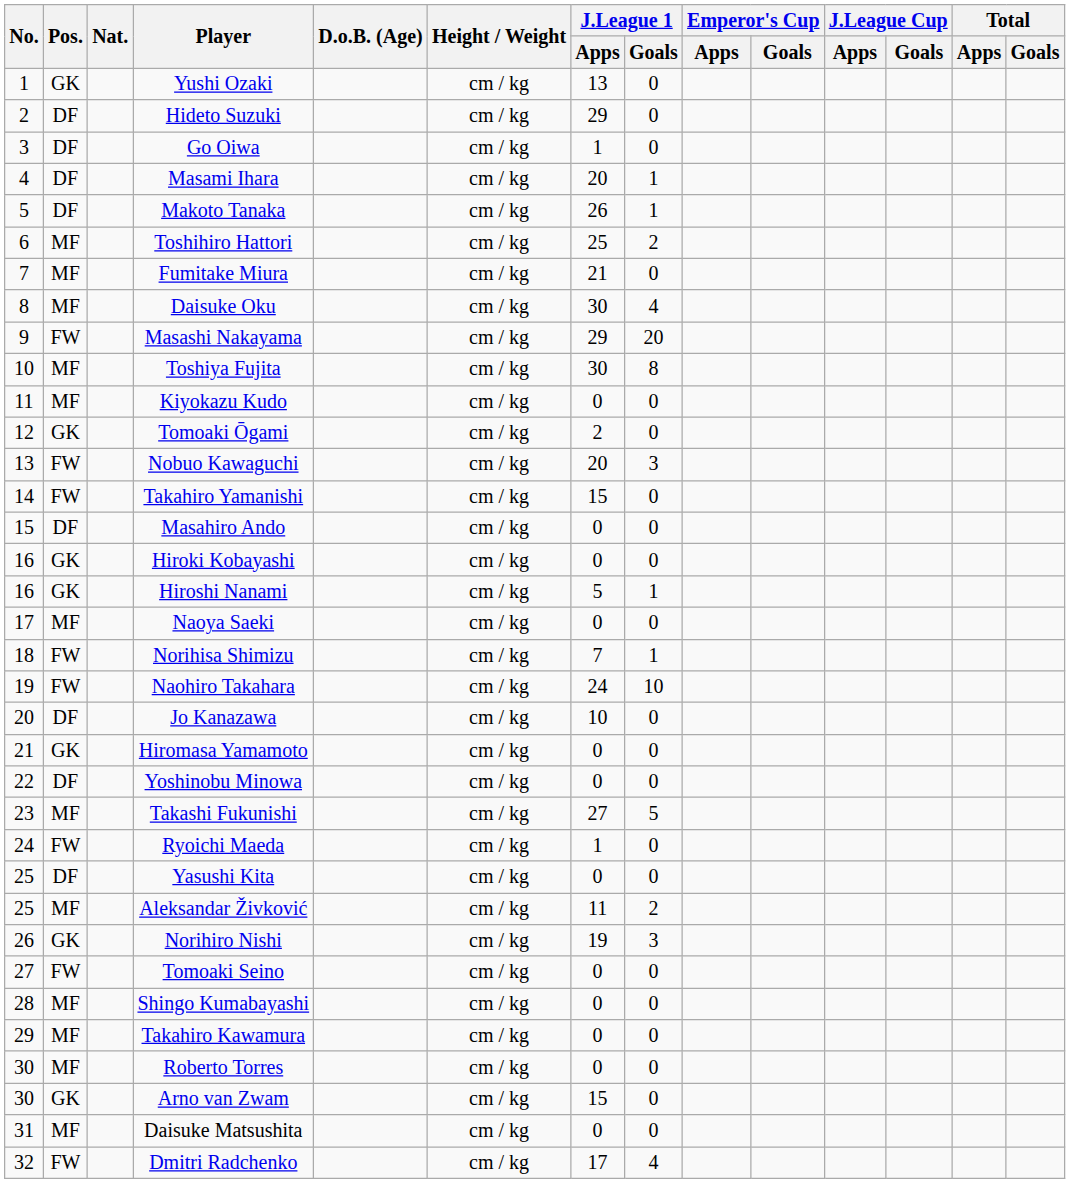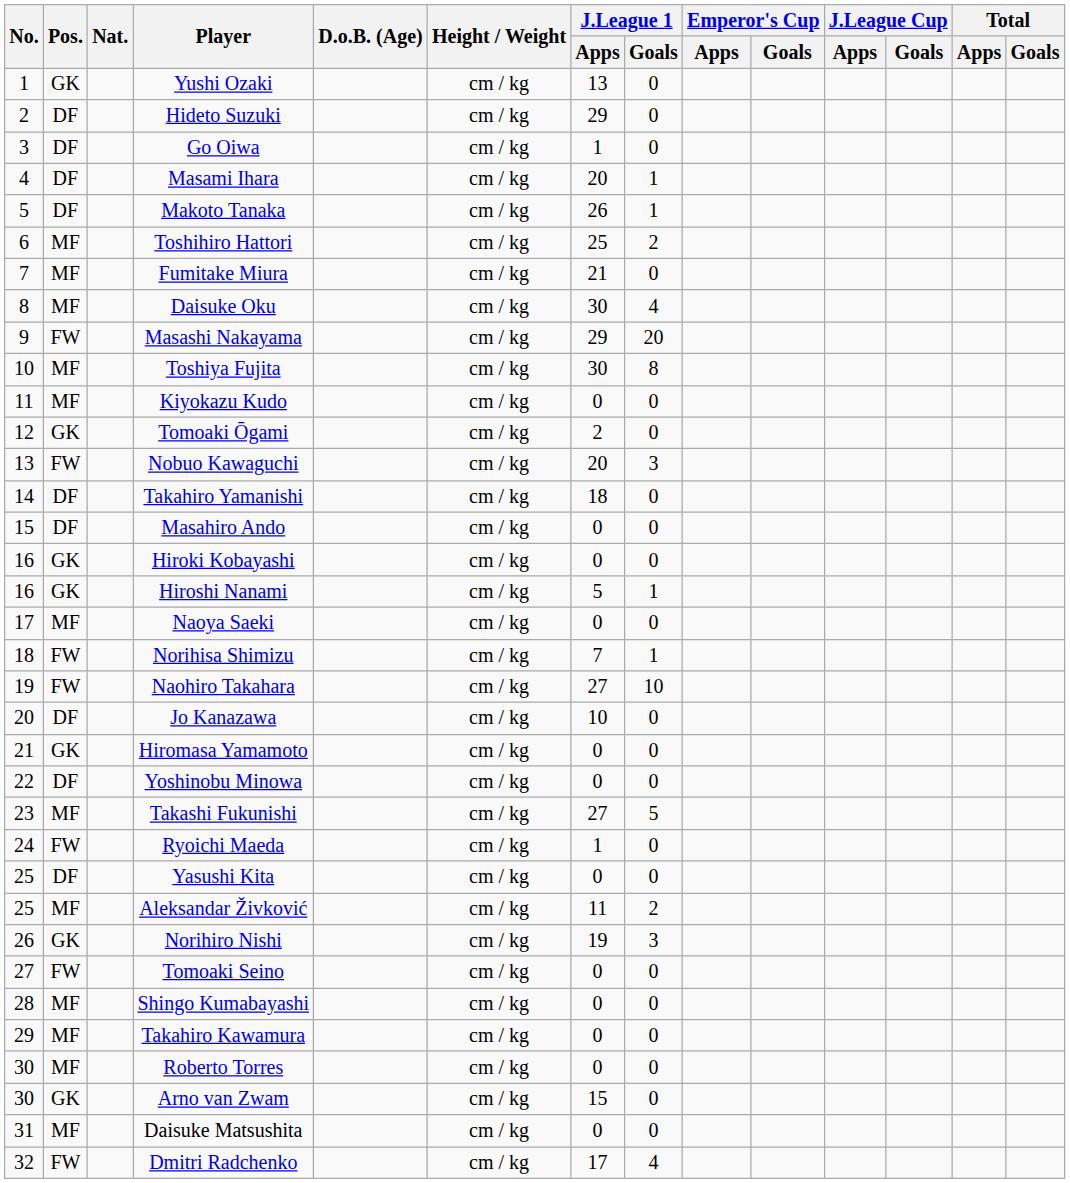(65, 496) FW -> (65, 496) DF
(598, 496) 15 -> (598, 496) 18
(598, 686) 24 -> (598, 686) 27
